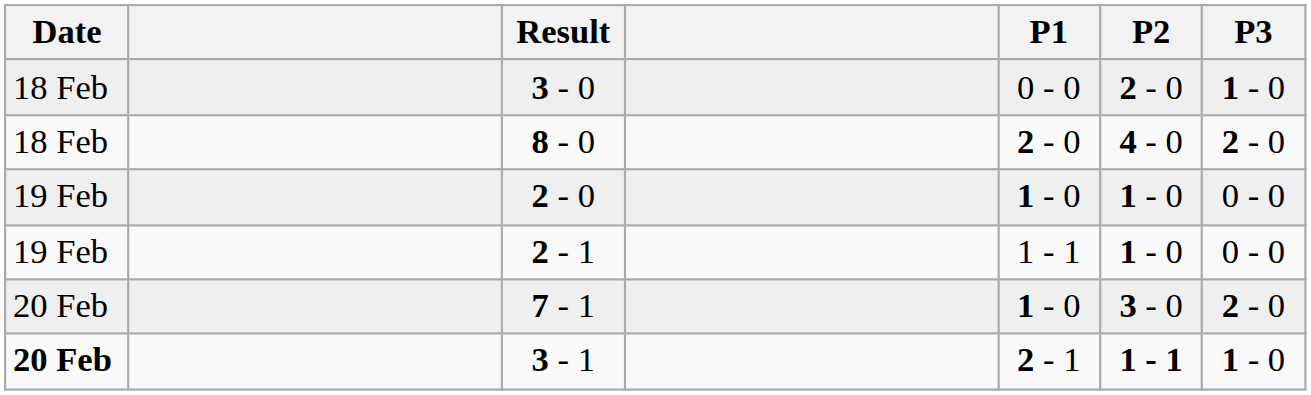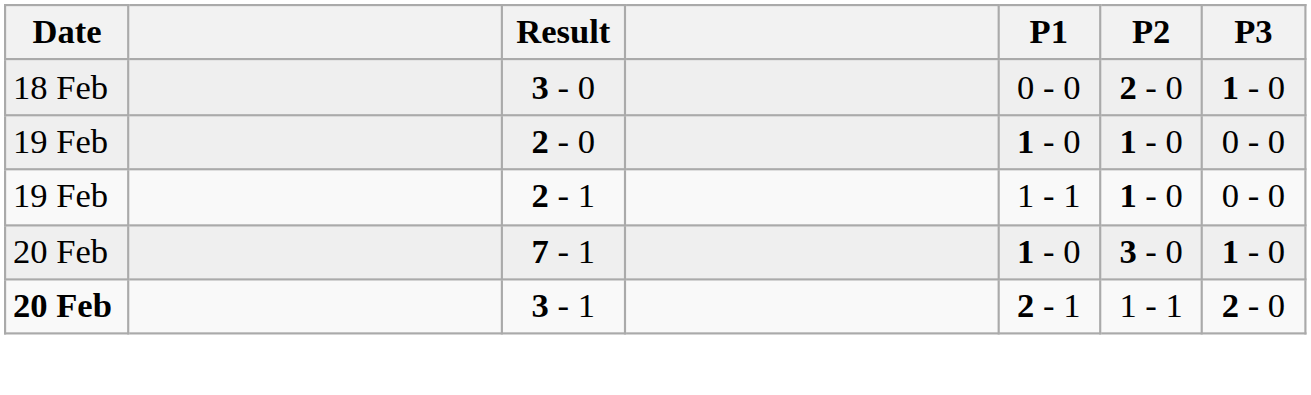- row: (563, 141)
(1253, 305) 2 - 0 -> (1253, 251) 1 - 0
(1151, 360) bold -> (1151, 305) normal
(1253, 360) 1 - 0 -> (1253, 305) 2 - 0
